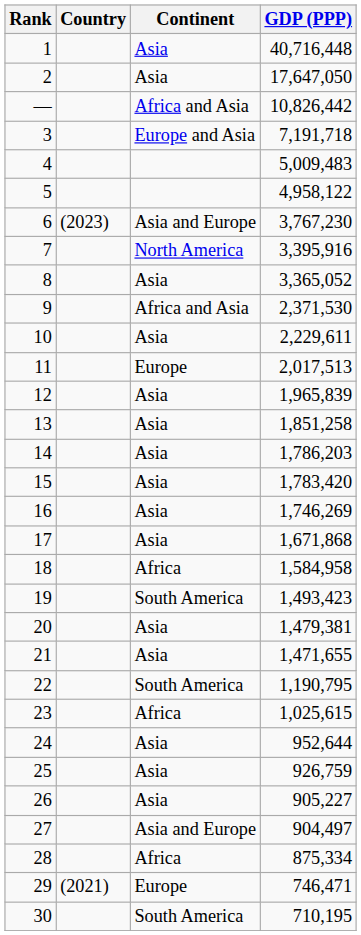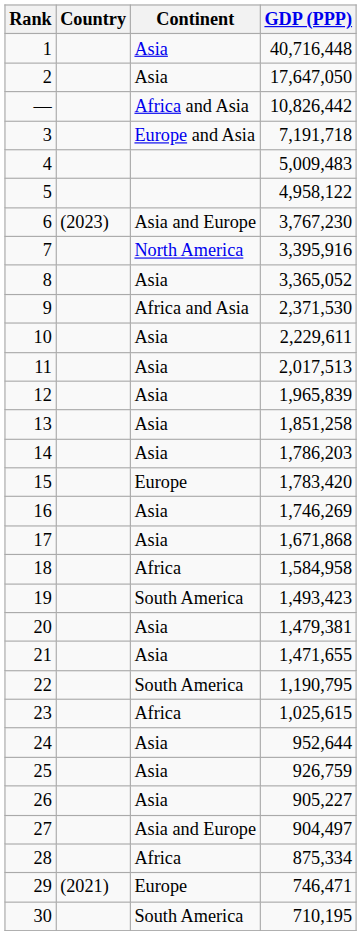(161, 366) Europe -> (151, 366) Asia
(151, 482) Asia -> (161, 482) Europe
